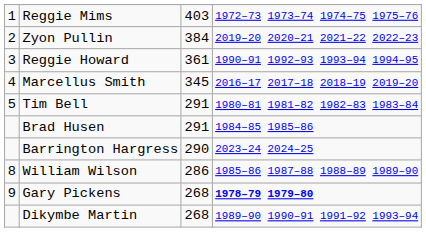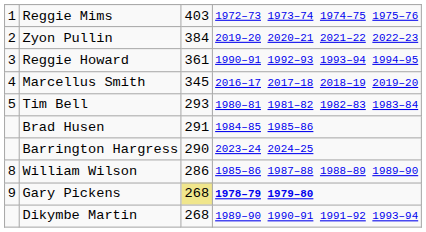(197, 105) 291 -> (197, 105) 293
(197, 194) no background -> (197, 194) khaki background
